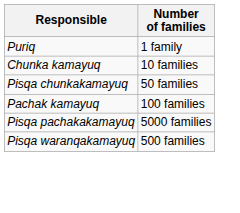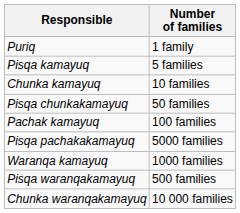+ row: (48, 65)
+ row: (57, 160)
+ row: (77, 198)
